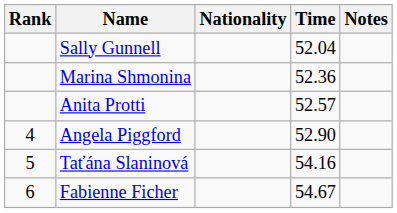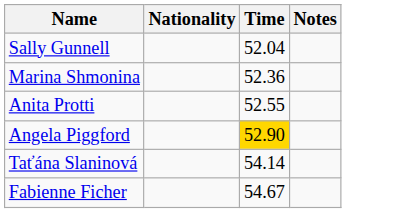- column: (30, 18)
(315, 105) 52.57 -> (264, 105) 52.55
(315, 134) no background -> (264, 134) gold background
(315, 163) 54.16 -> (264, 163) 54.14
